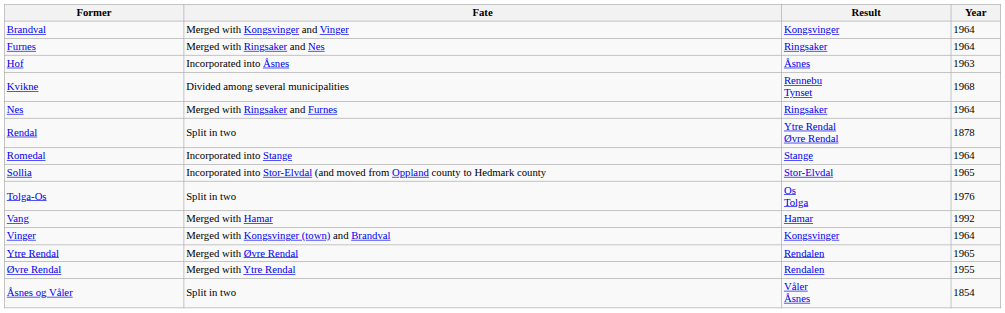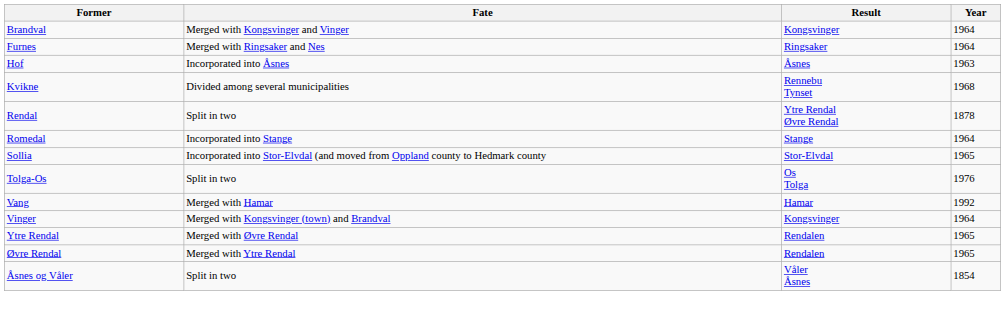- row: (15, 110)
(964, 270) 1955 -> (964, 253) 1965
